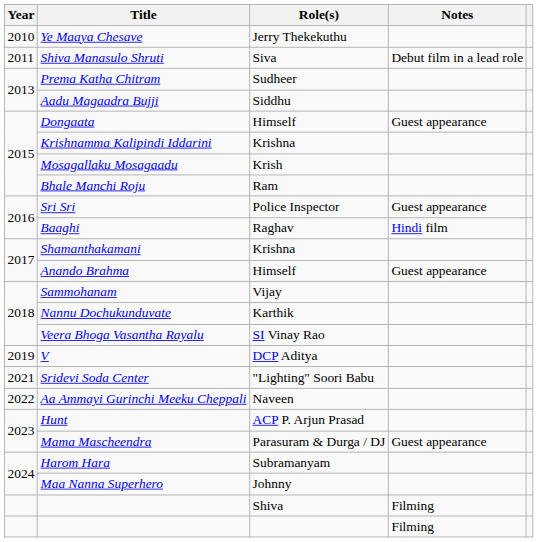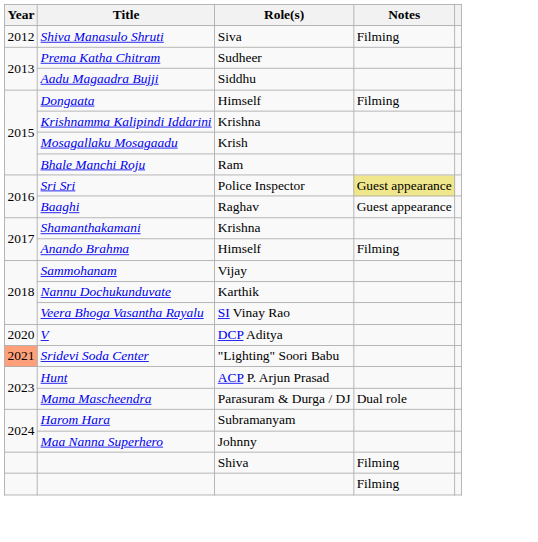- row: (91, 36)
(21, 57) 2011 -> (21, 36) 2012
(457, 57) Debut film in a lead role -> (378, 36) Filming
(439, 121) Guest appearance -> (378, 100) Filming
(439, 206) no background -> (404, 185) khaki background
(420, 228) Hindi film -> (404, 206) Guest appearance
(439, 270) Guest appearance -> (378, 249) Filming
(21, 356) 2019 -> (21, 334) 2020
(21, 377) no background -> (21, 356) lightsalmon background
- row: (143, 398)
(439, 441) Guest appearance -> (382, 398) Dual role
